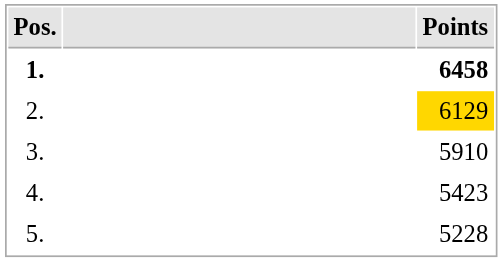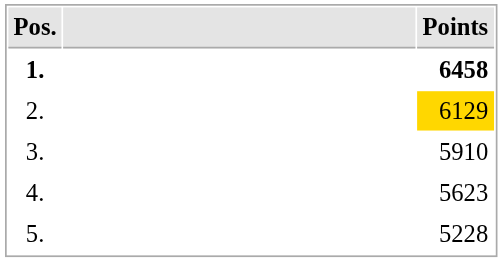(464, 192) 5423 -> (464, 192) 5623
